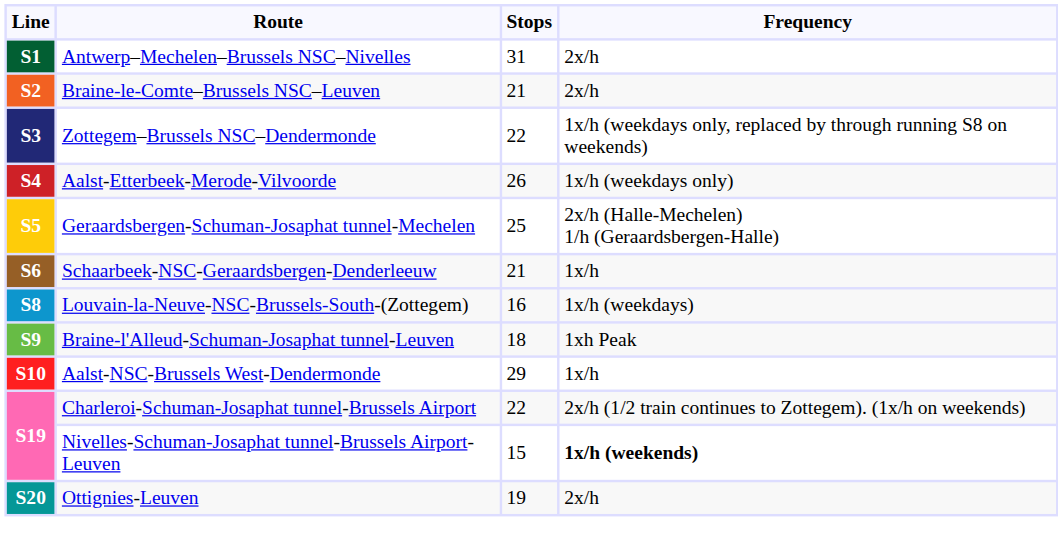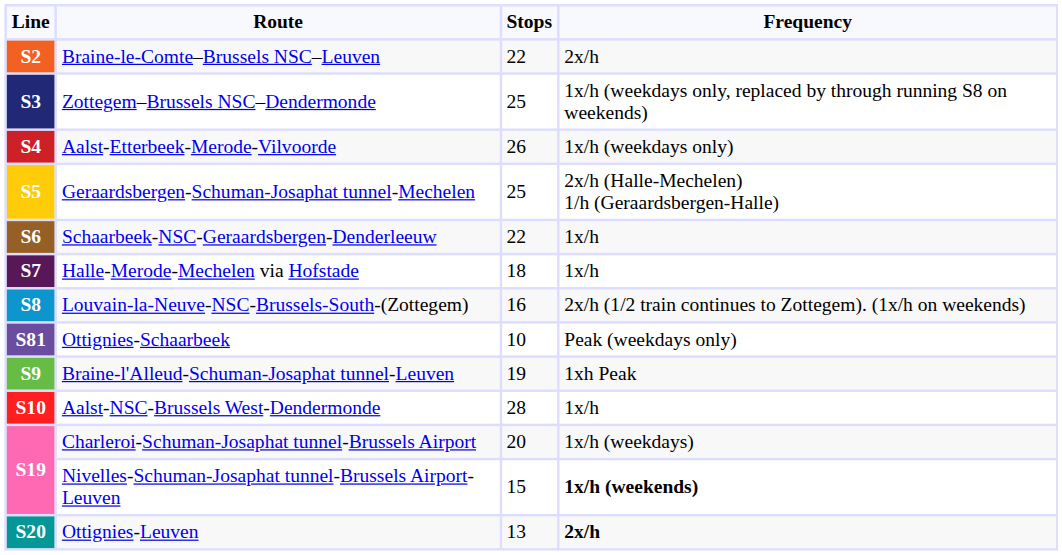- row: (236, 56)
(516, 90) 21 -> (516, 56) 22
(516, 135) 22 -> (516, 101) 25
(516, 271) 21 -> (516, 236) 22
+ row: (210, 271)
(629, 305) 1x/h (weekdays) -> (795, 305) 2x/h (1/2 train continues to Zottegem). (1x/h on weekends)
+ row: (146, 339)
(516, 339) 18 -> (516, 373) 19
(516, 373) 29 -> (516, 407) 28
(516, 407) 22 -> (516, 441) 20
(795, 407) 2x/h (1/2 train continues to Zottegem). (1x/h on weekends) -> (629, 441) 1x/h (weekdays)
(516, 497) 19 -> (516, 532) 13
(582, 497) normal -> (582, 532) bold
